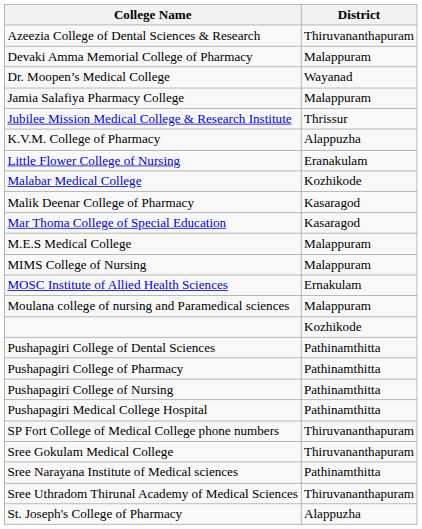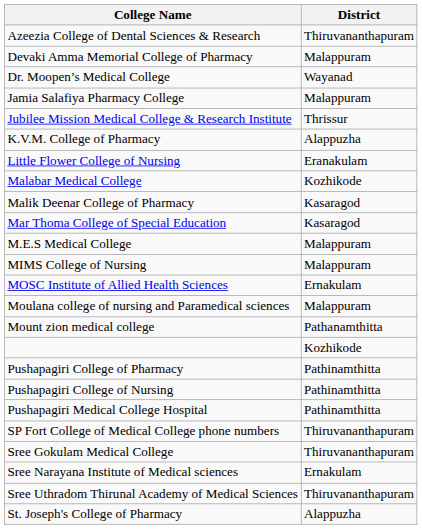+ row: (81, 327)
- row: (111, 347)
(342, 472) Pathinamthitta -> (333, 472) Ernakulam
